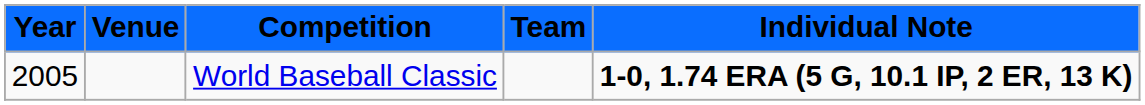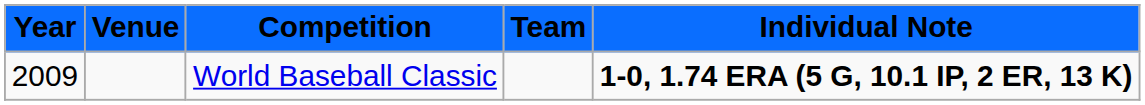(45, 75) 2005 -> (45, 75) 2009
